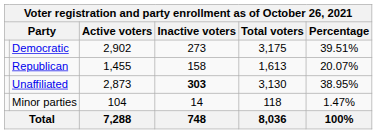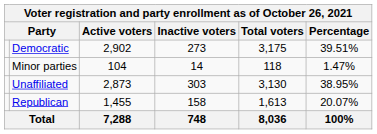rows swapped: (40, 66) <-> (44, 102)
(197, 84) bold -> (197, 84) normal
